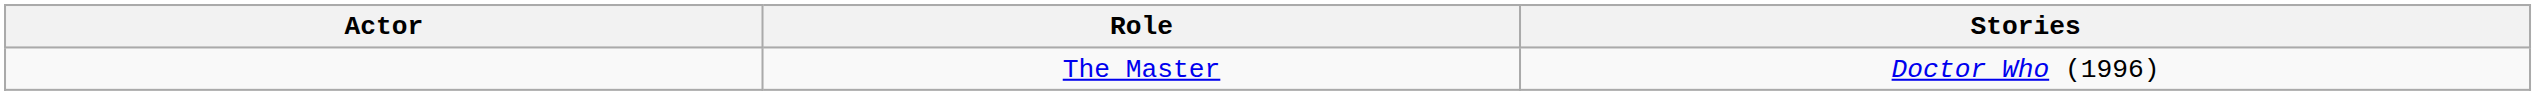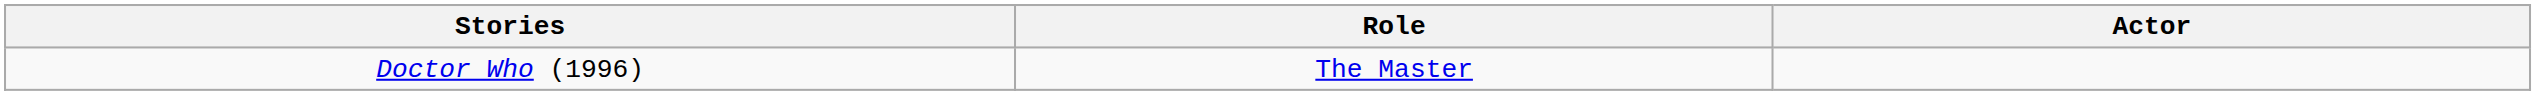columns swapped: (384, 26) <-> (2026, 26)
